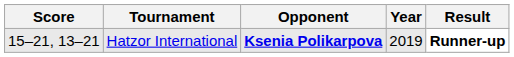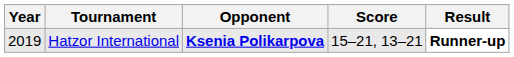columns swapped: (406, 17) <-> (54, 17)
